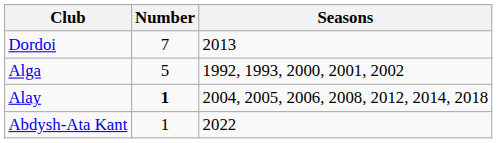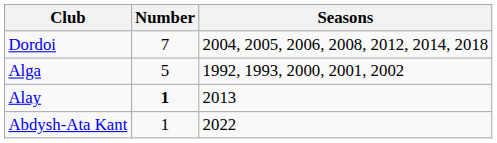(219, 44) 2013 -> (345, 44) 2004, 2005, 2006, 2008, 2012, 2014, 2018
(345, 97) 2004, 2005, 2006, 2008, 2012, 2014, 2018 -> (219, 97) 2013
